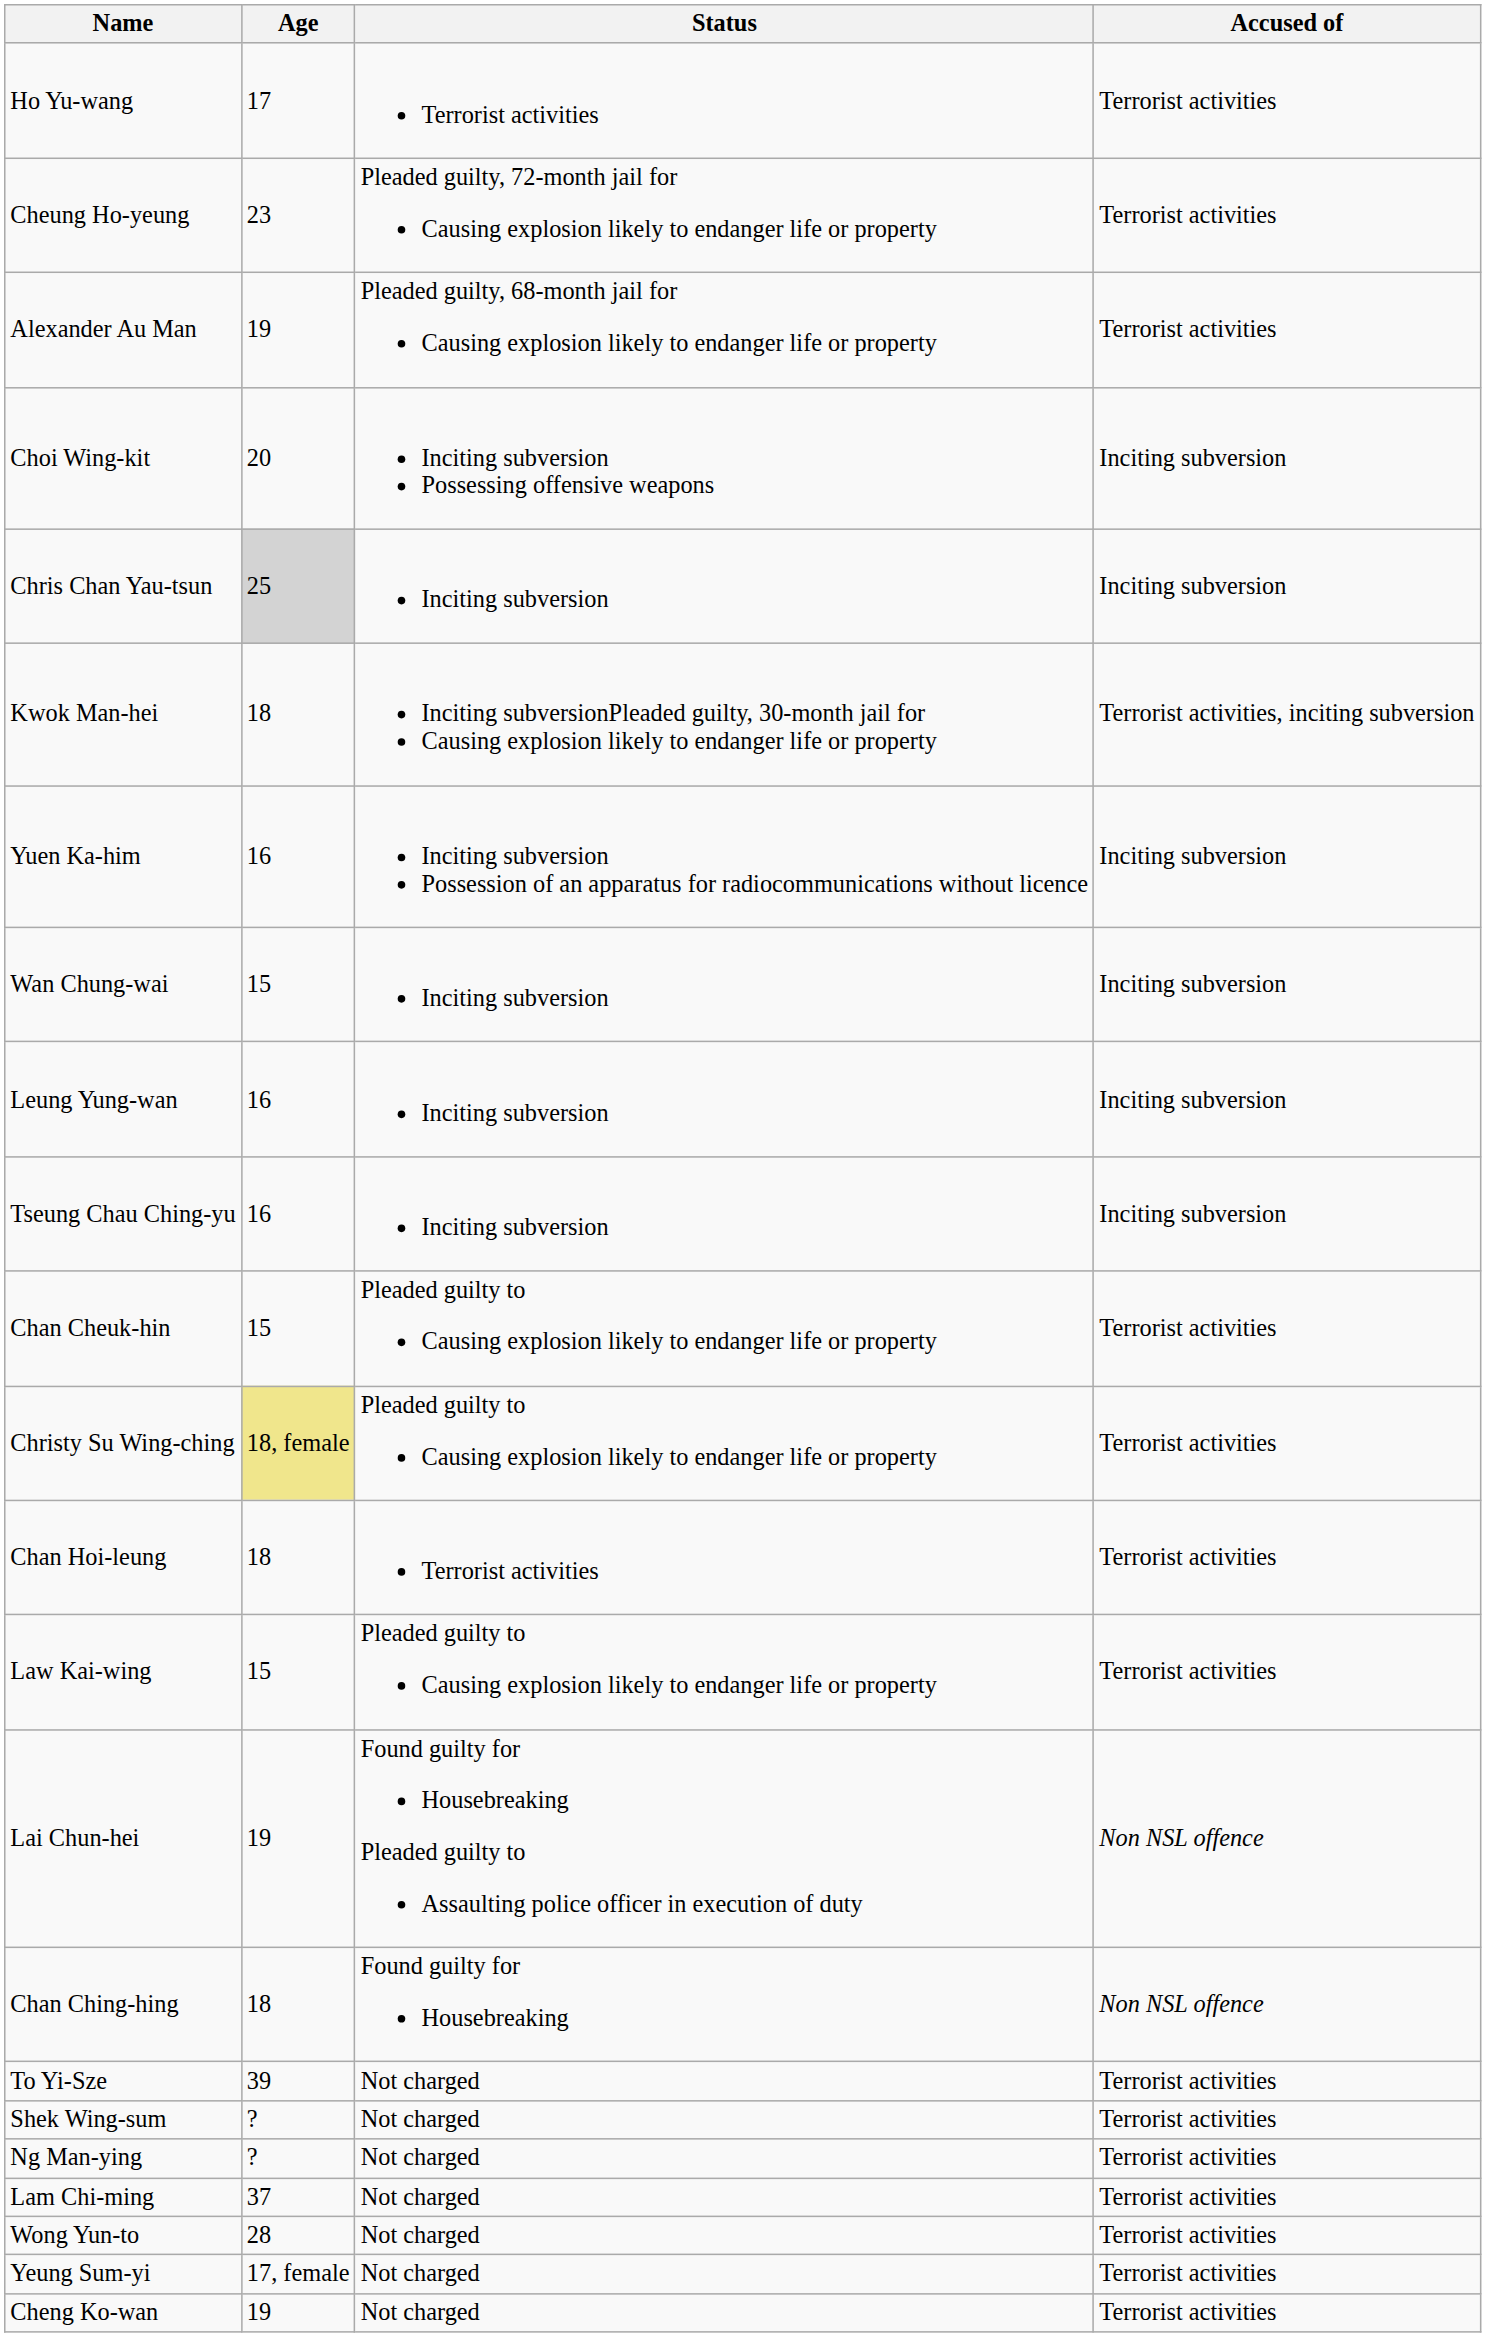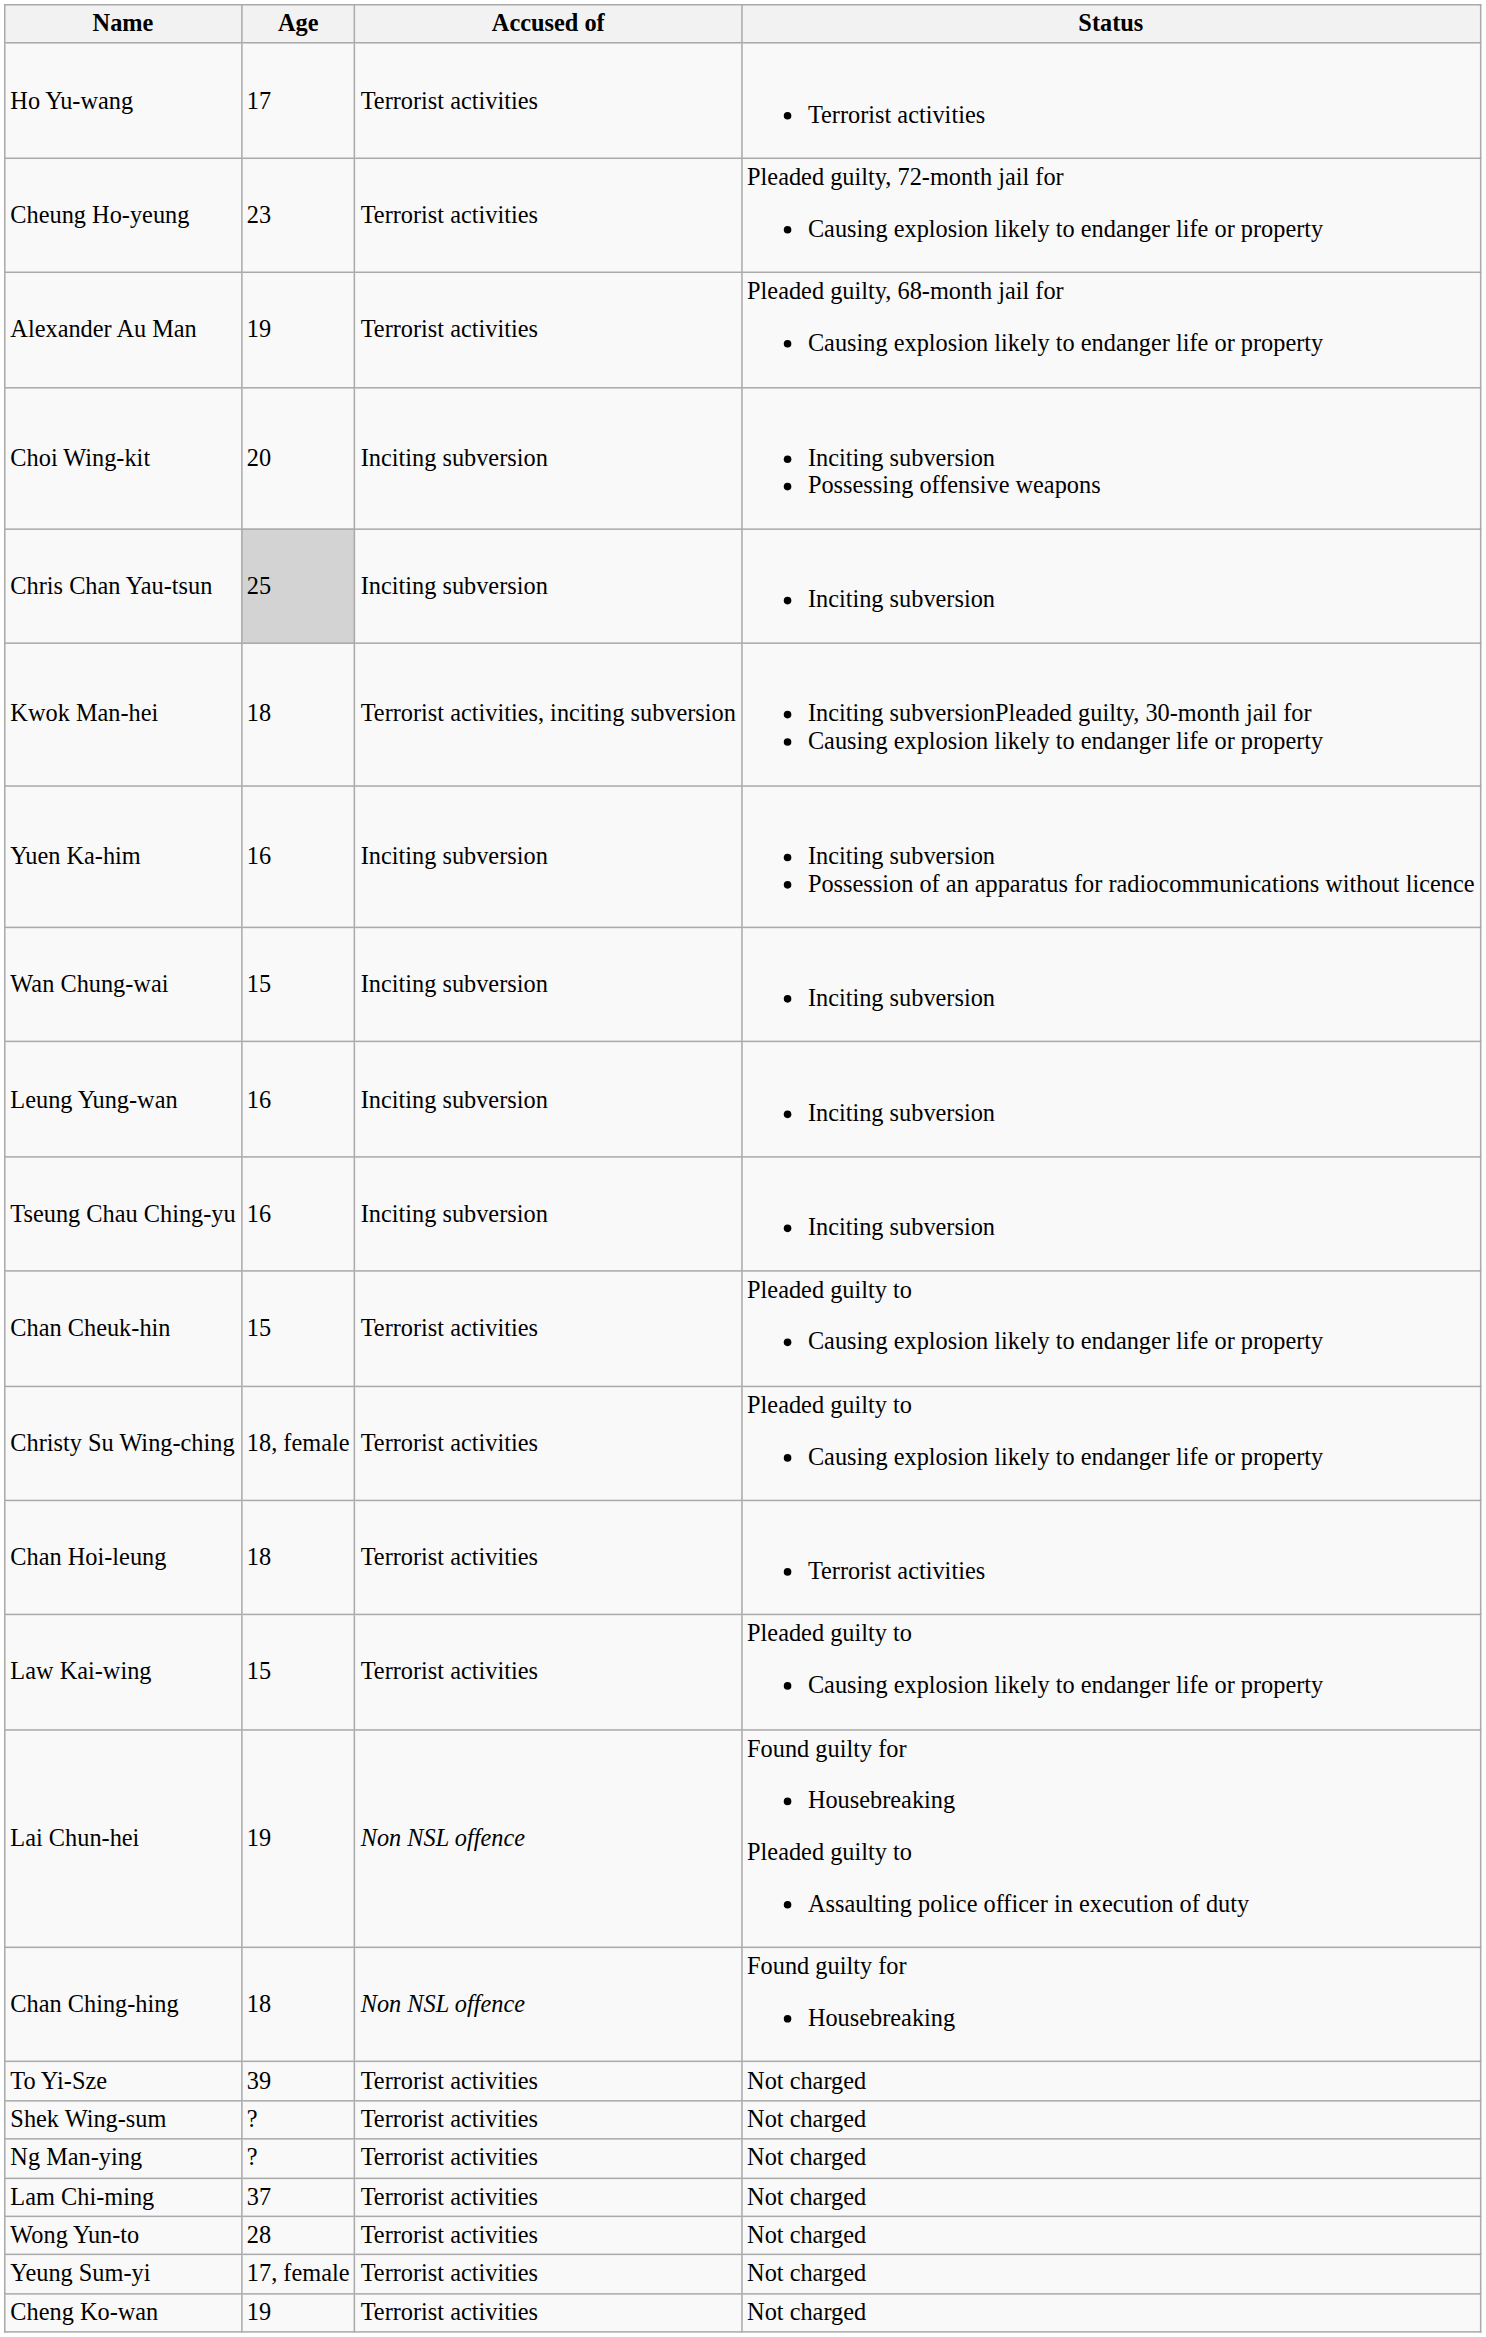columns swapped: (1287, 23) <-> (724, 23)
(298, 1442) khaki background -> (298, 1442) no background
